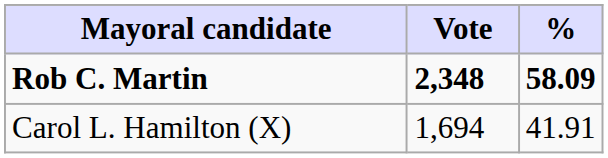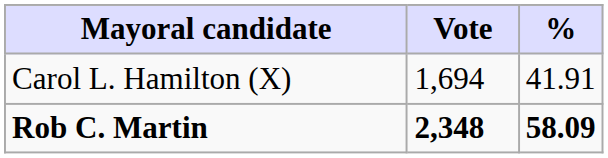rows swapped: (110, 78) <-> (152, 127)
